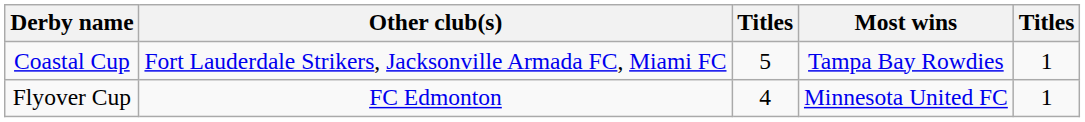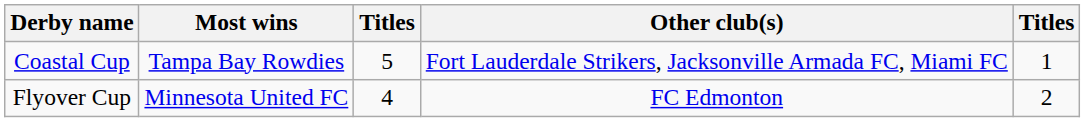columns swapped: (906, 23) <-> (435, 23)
(1047, 97) 1 -> (1047, 97) 2
